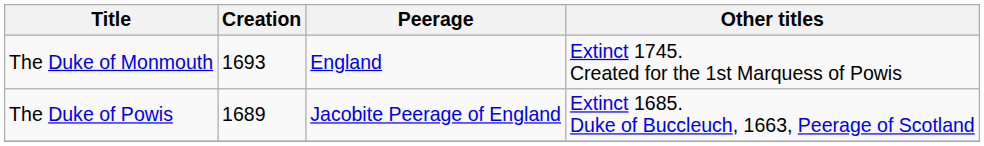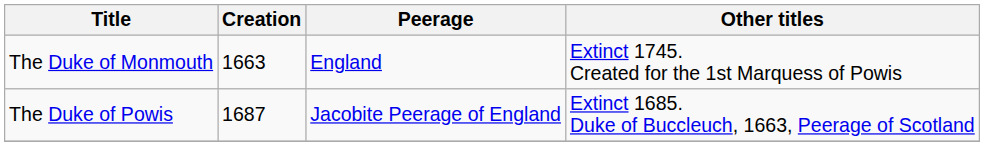(244, 61) 1693 -> (244, 61) 1663
(244, 114) 1689 -> (244, 114) 1687
